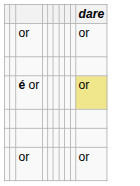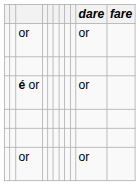+ column: (121, 14)
(84, 85) khaki background -> (84, 85) no background
